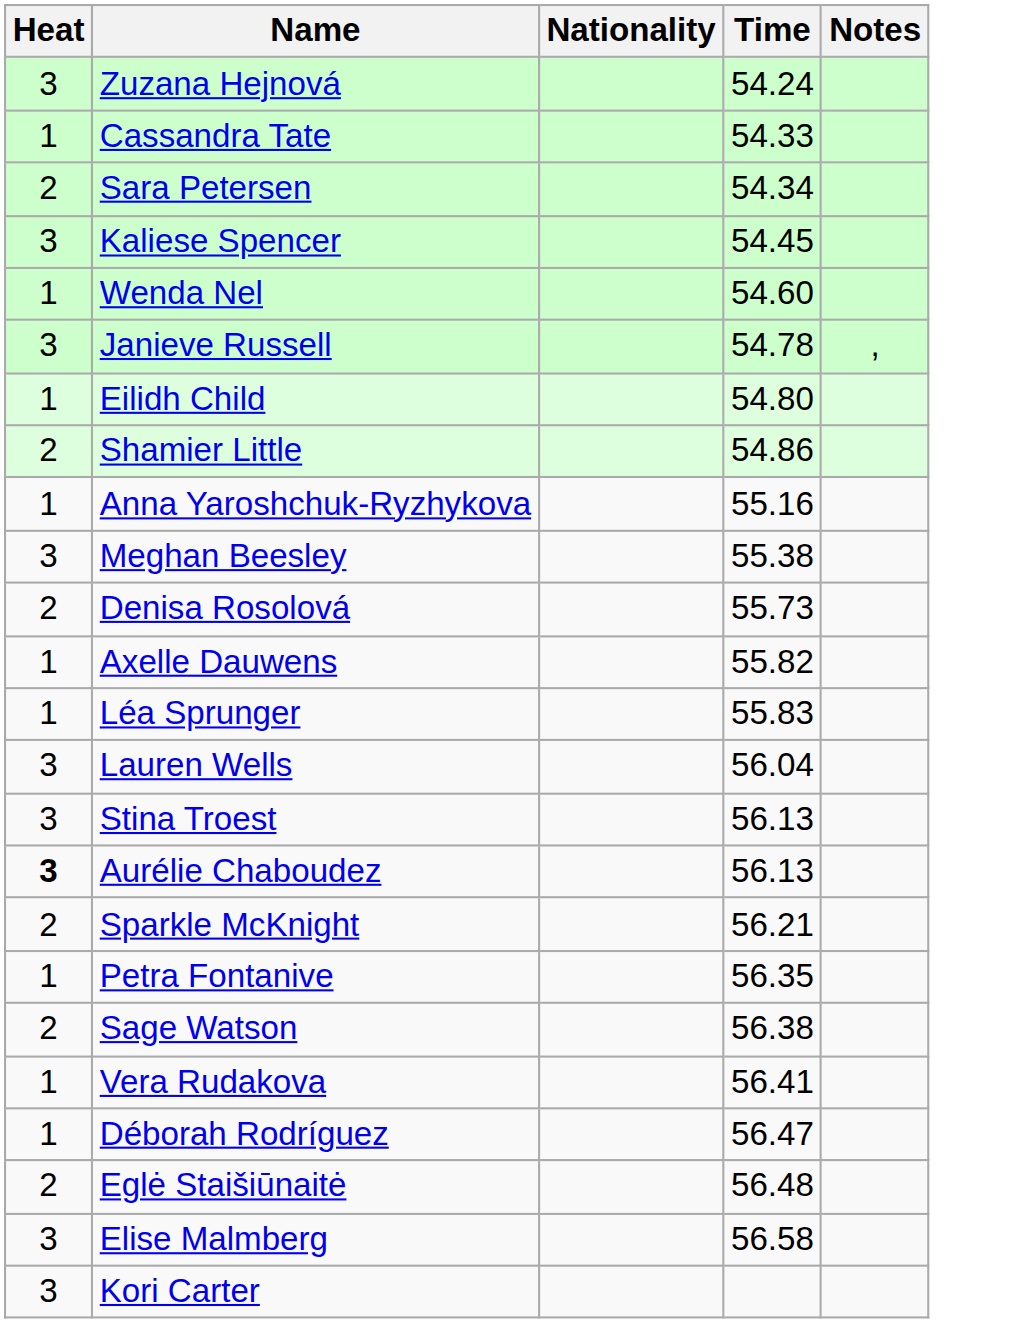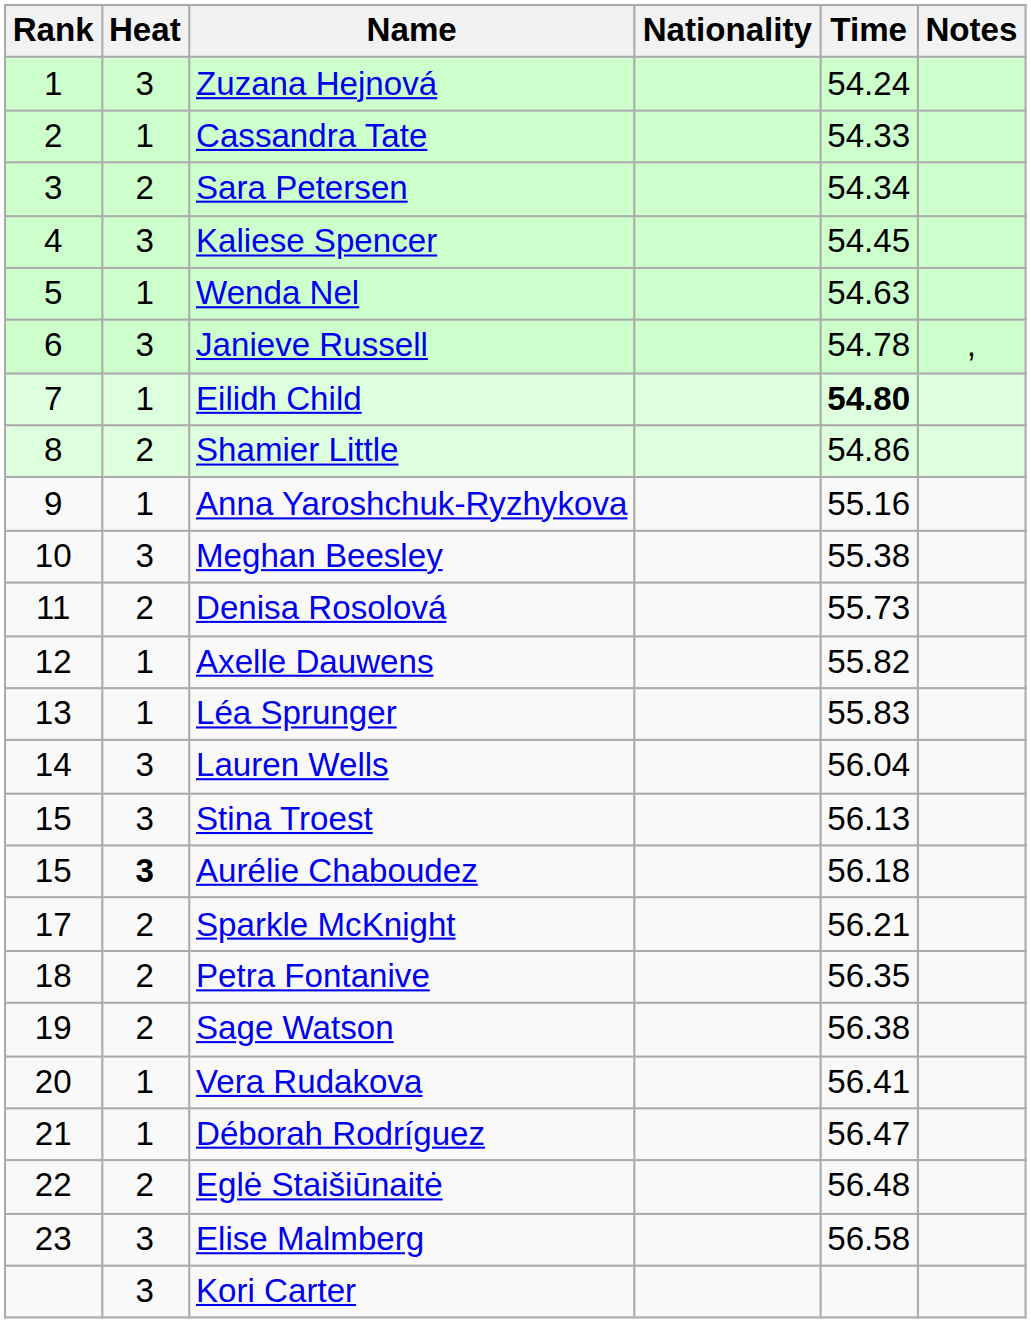+ column: (53, 30)
(772, 293) 54.60 -> (869, 293) 54.63
(772, 398) normal -> (869, 398) bold
(772, 871) 56.13 -> (869, 871) 56.18
(49, 976) 1 -> (145, 976) 2
